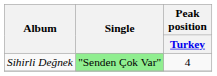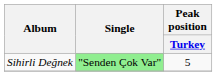(188, 62) 4 -> (188, 62) 5
